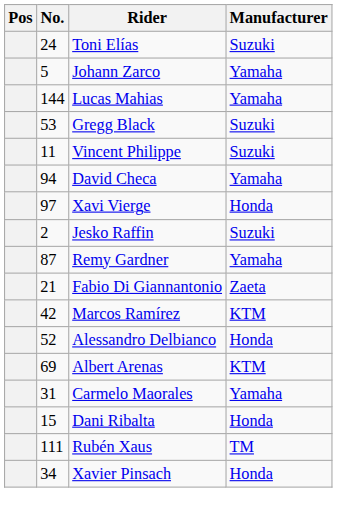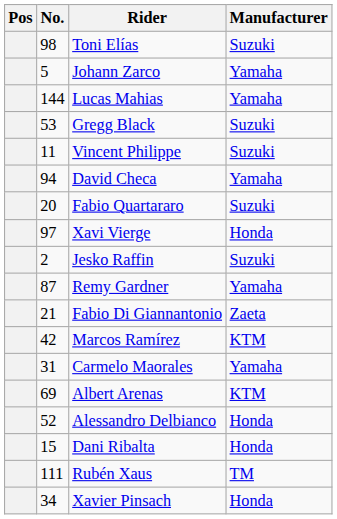(48, 44) 24 -> (48, 44) 98
+ row: (128, 205)
rows swapped: (144, 339) <-> (132, 393)
